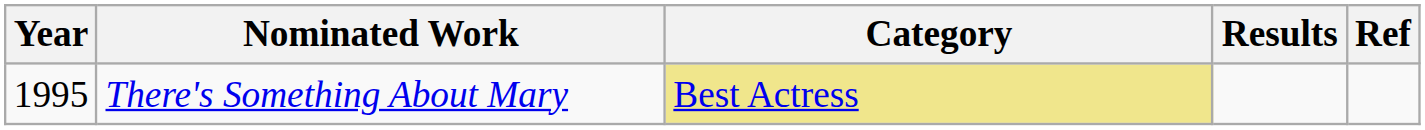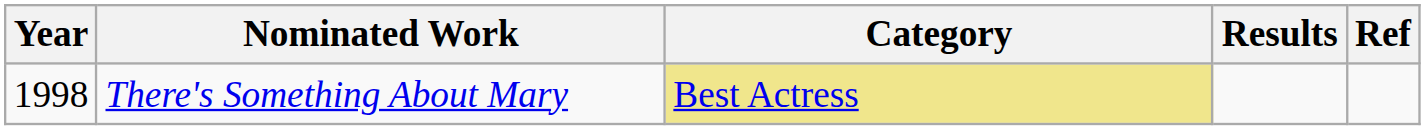(51, 93) 1995 -> (51, 93) 1998
